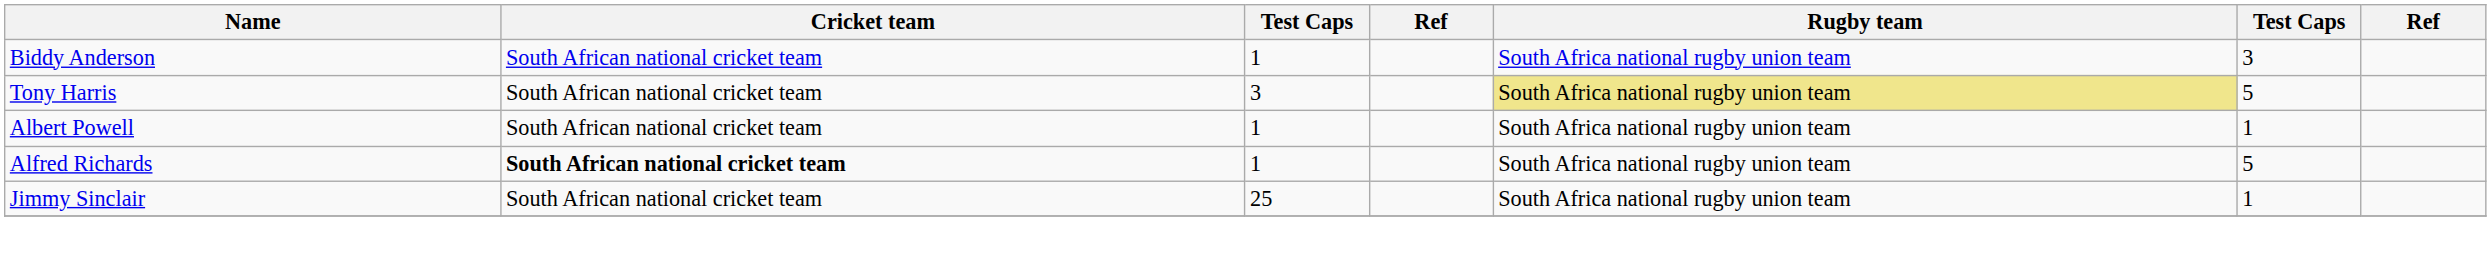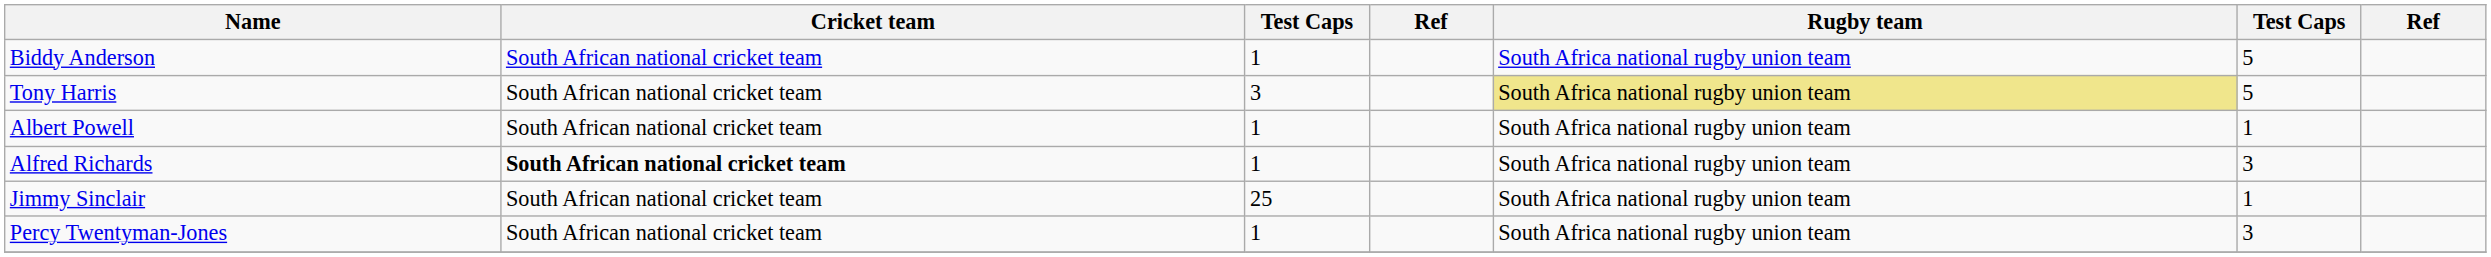(2248, 57) 3 -> (2248, 57) 5
(2248, 163) 5 -> (2248, 163) 3
+ row: (118, 233)
